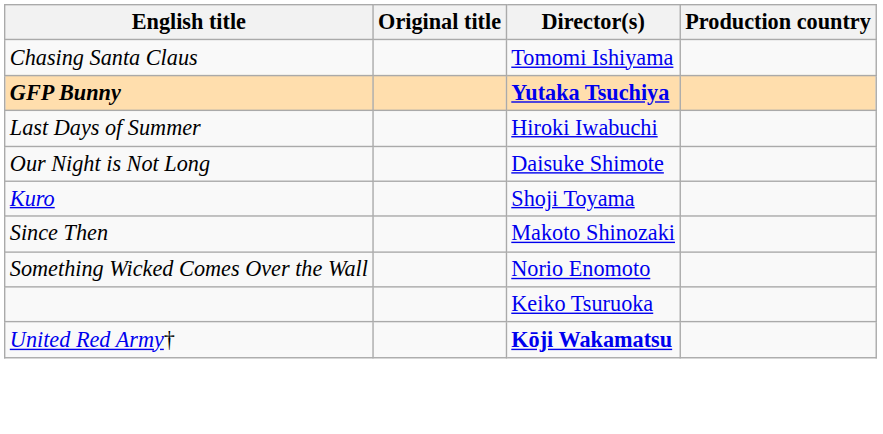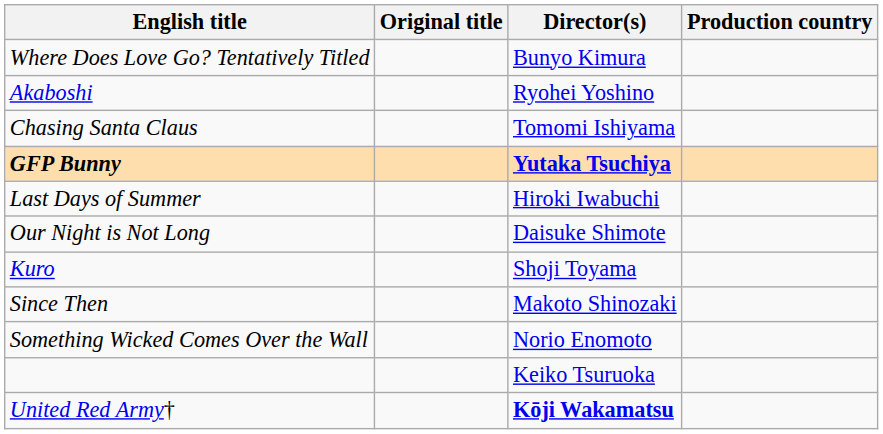+ row: (190, 57)
+ row: (51, 92)
